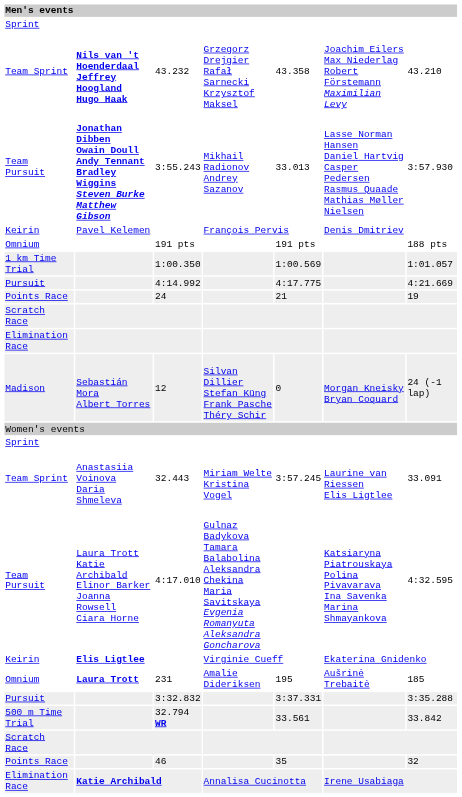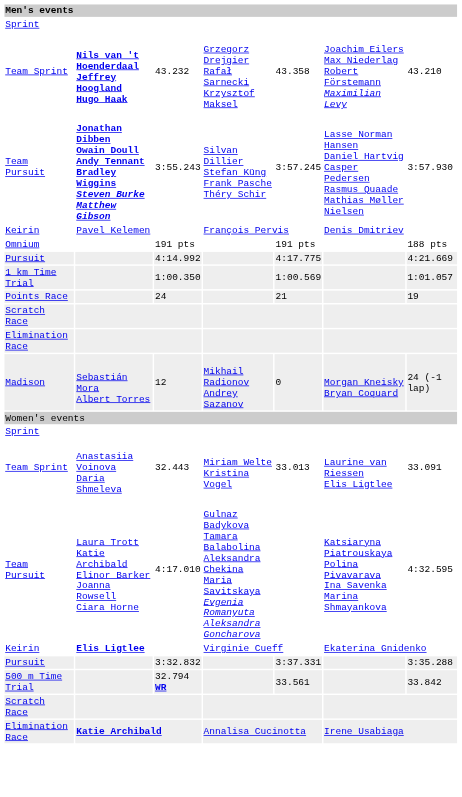(226, 173) Mikhail Radionov Andrey Sazanov -> (238, 173) Silvan Dillier Stefan Küng Frank Pasche Théry Schir
(293, 167) 33.013 -> (298, 167) 3:57.245
rows swapped: (25, 283) <-> (31, 264)
(238, 393) Silvan Dillier Stefan Küng Frank Pasche Théry Schir -> (226, 388) Mikhail Radionov Andrey Sazanov
(298, 479) 3:57.245 -> (293, 468) 33.013
- row: (22, 679)
- row: (37, 762)
